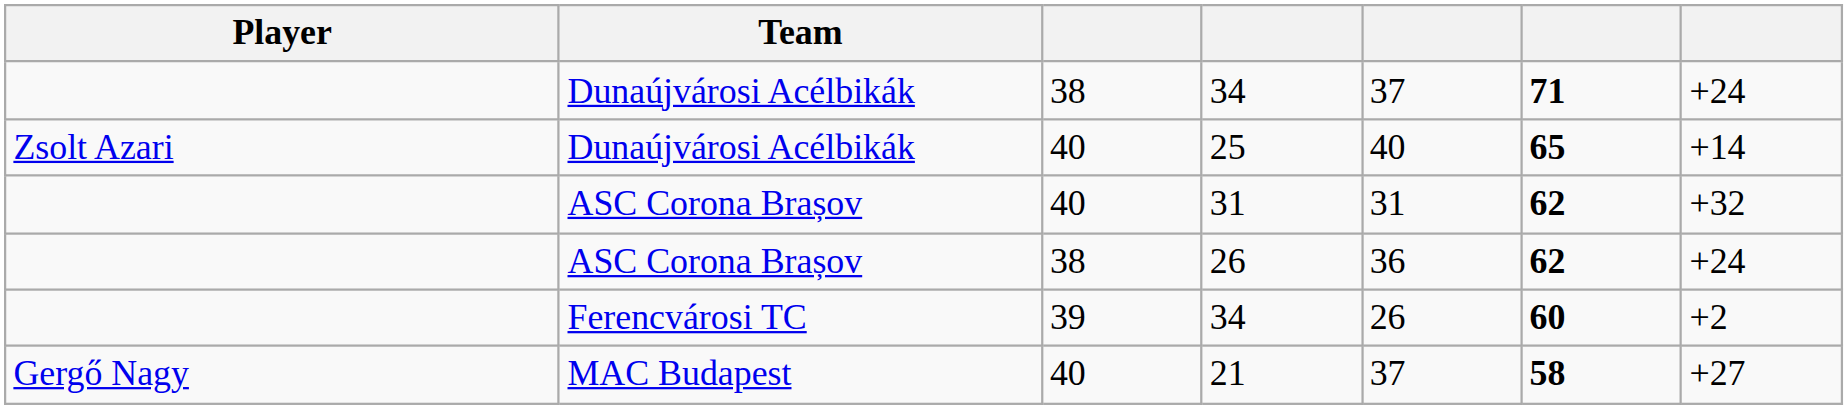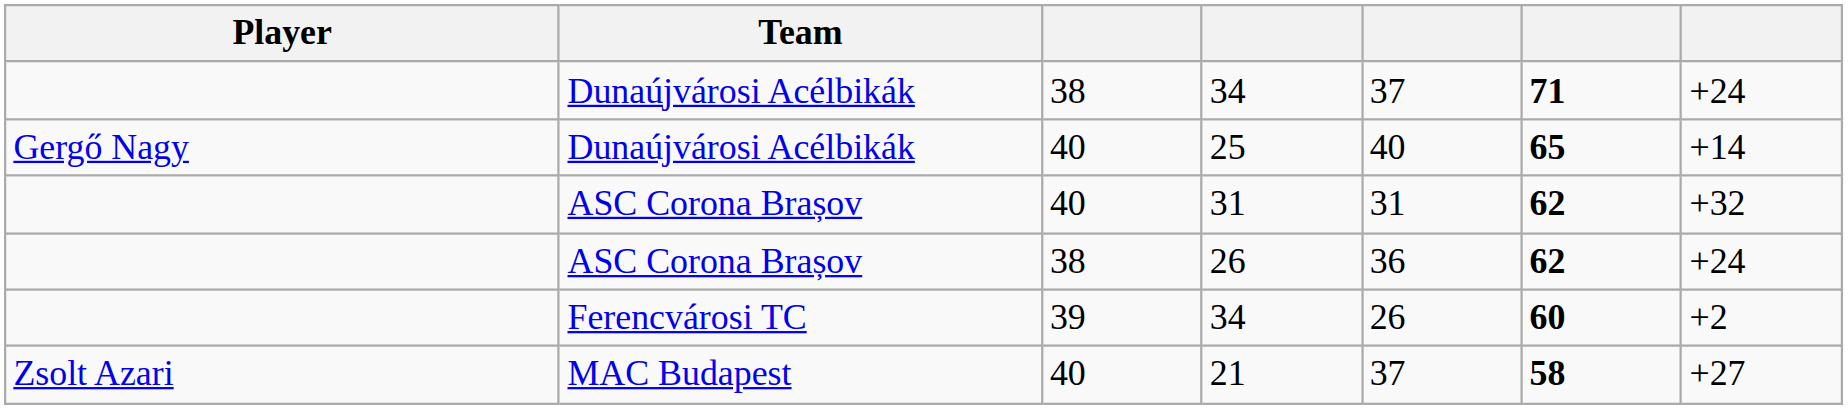(94, 146) Zsolt Azari -> (101, 146) Gergő Nagy
(101, 373) Gergő Nagy -> (94, 373) Zsolt Azari
